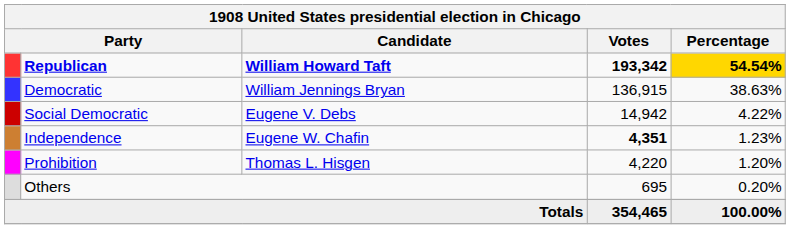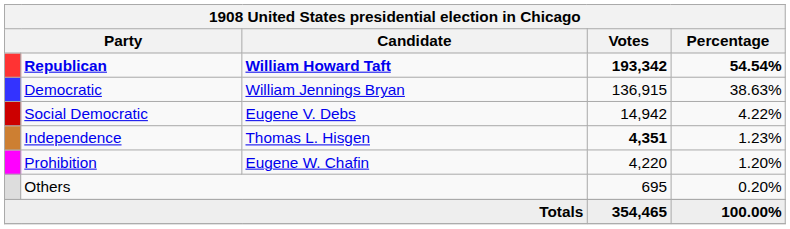(756, 65) gold background -> (756, 65) no background
(307, 138) Eugene W. Chafin -> (308, 138) Thomas L. Hisgen
(308, 163) Thomas L. Hisgen -> (307, 163) Eugene W. Chafin
